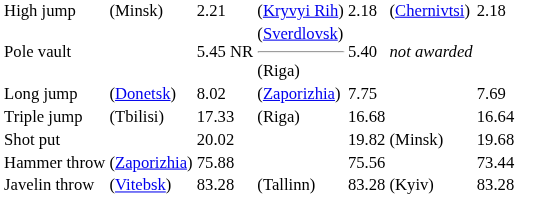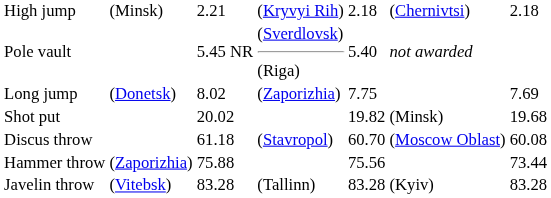- row: (43, 116)
+ row: (48, 139)
